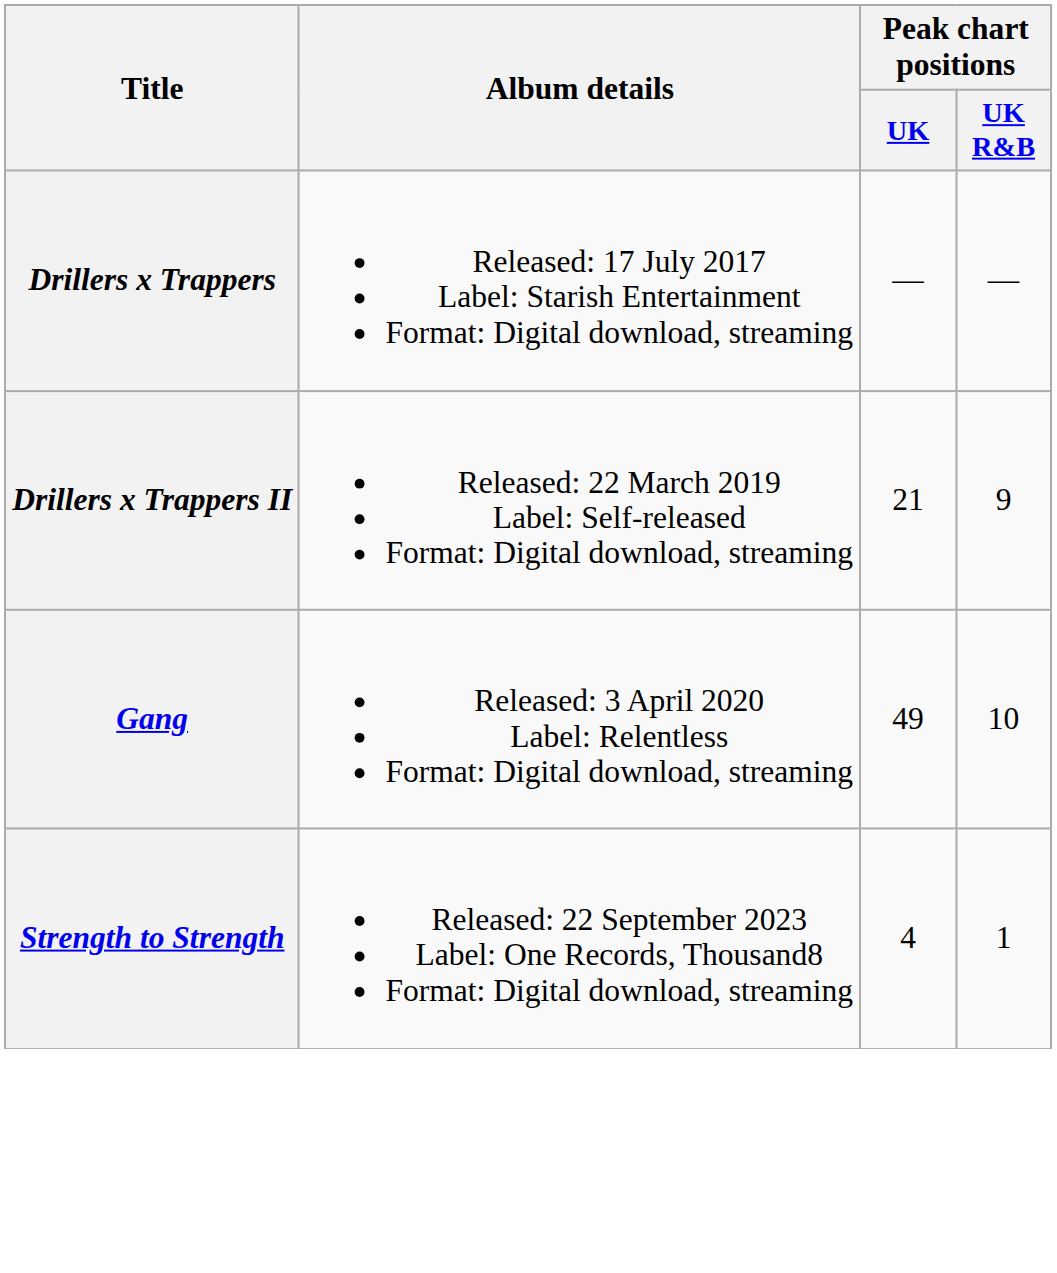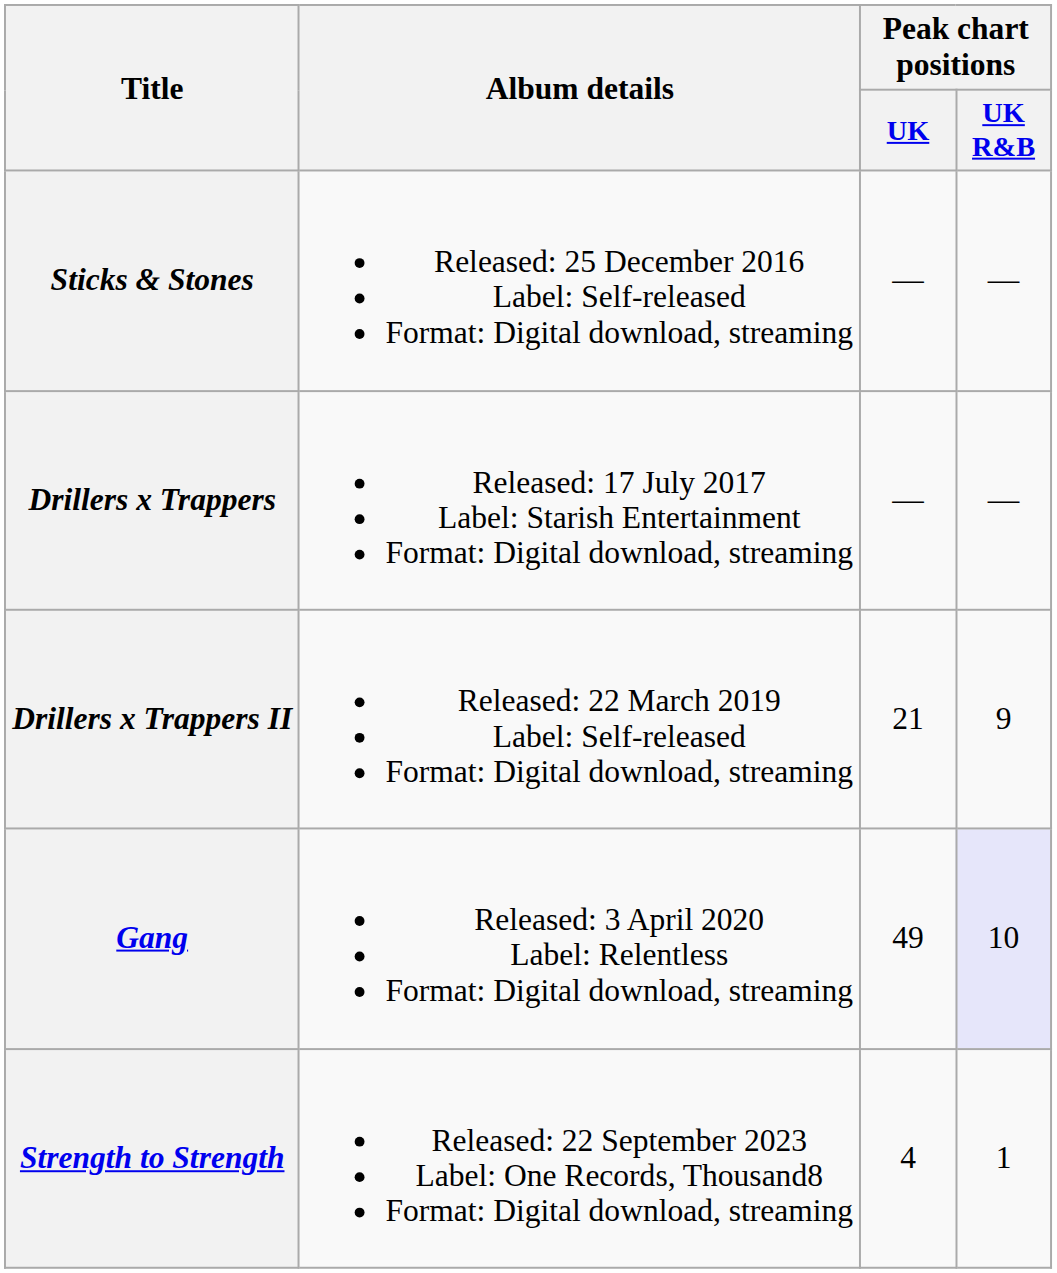+ row: (152, 279)
(1004, 718) no background -> (1004, 938) lavender background
